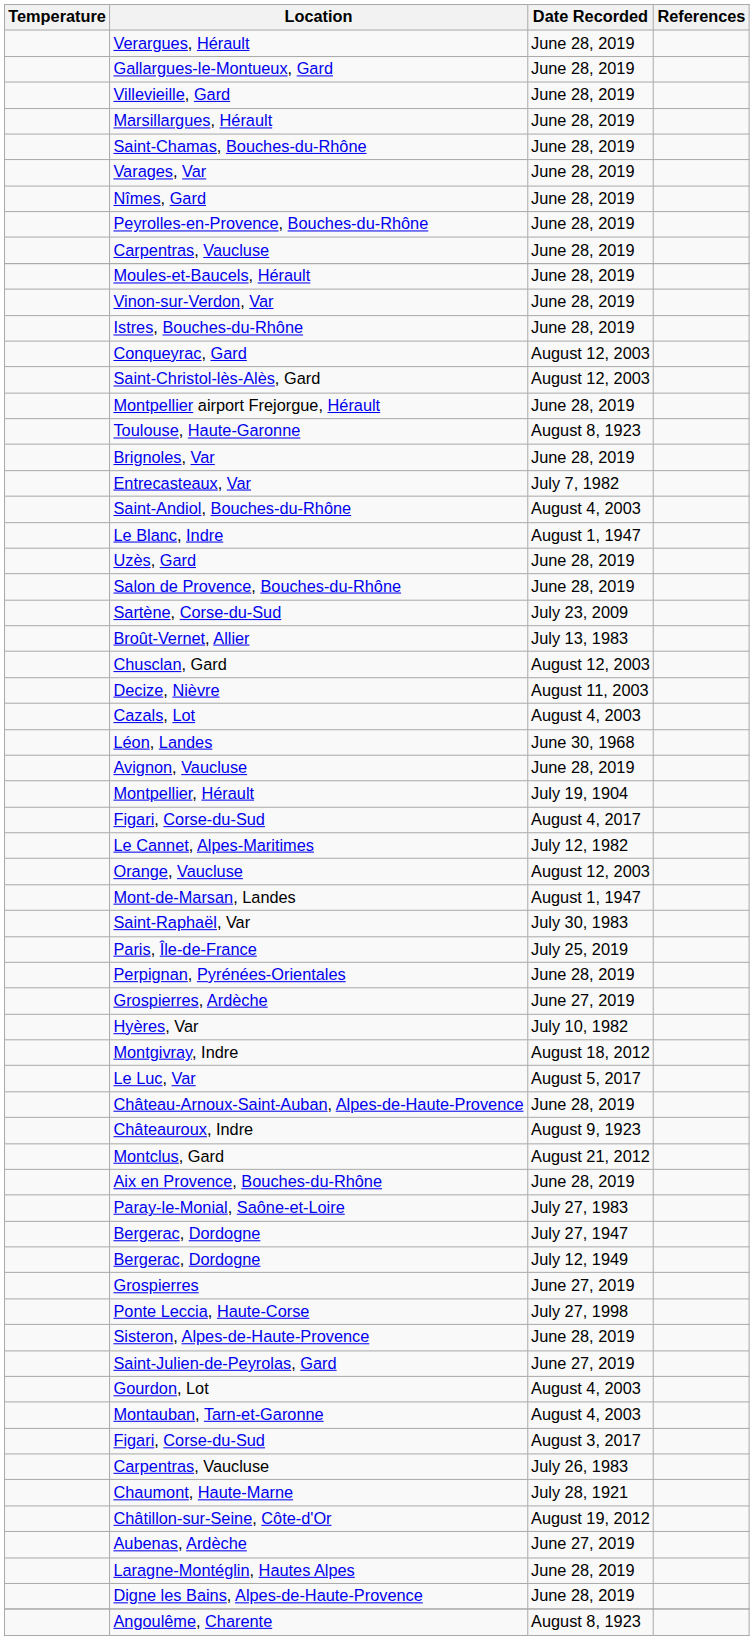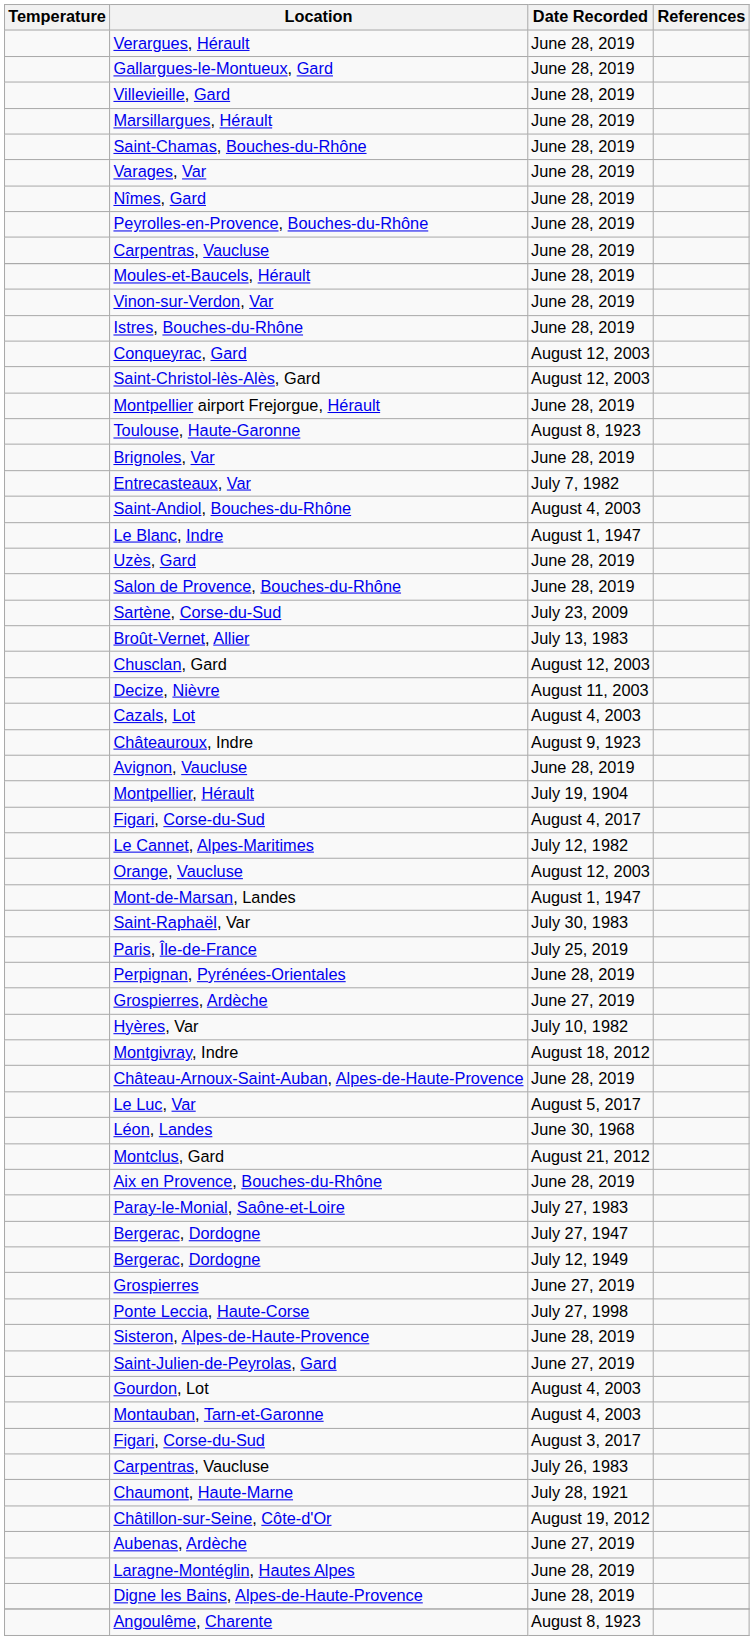rows swapped: (163, 742) <-> (183, 1130)
rows swapped: (155, 1078) <-> (318, 1104)
